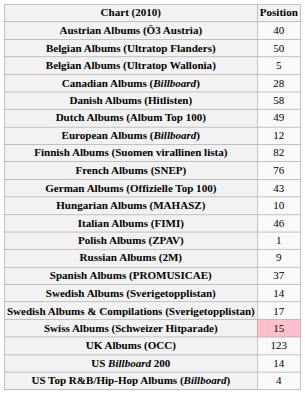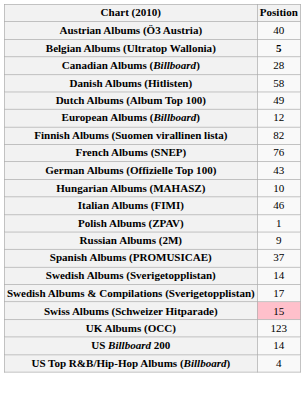- row: (131, 48)
(279, 65) normal -> (279, 48) bold
